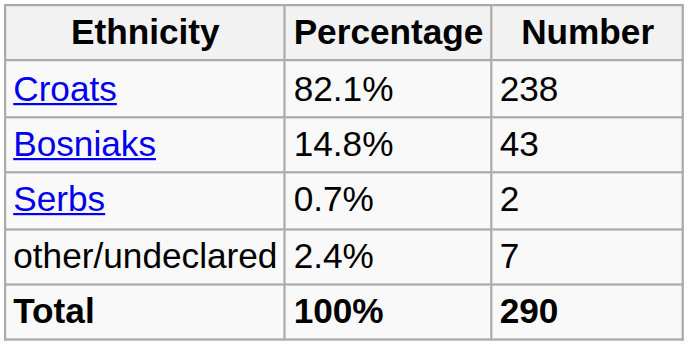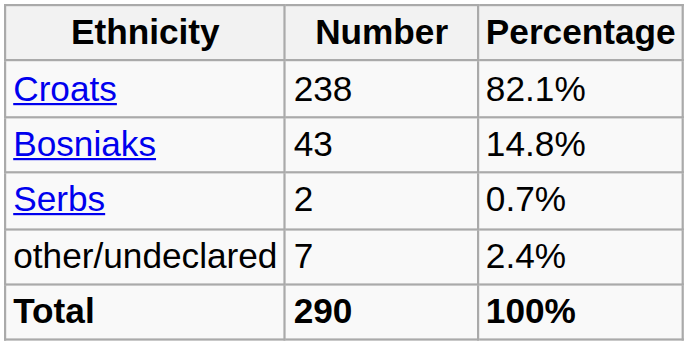columns swapped: (588, 32) <-> (389, 32)
